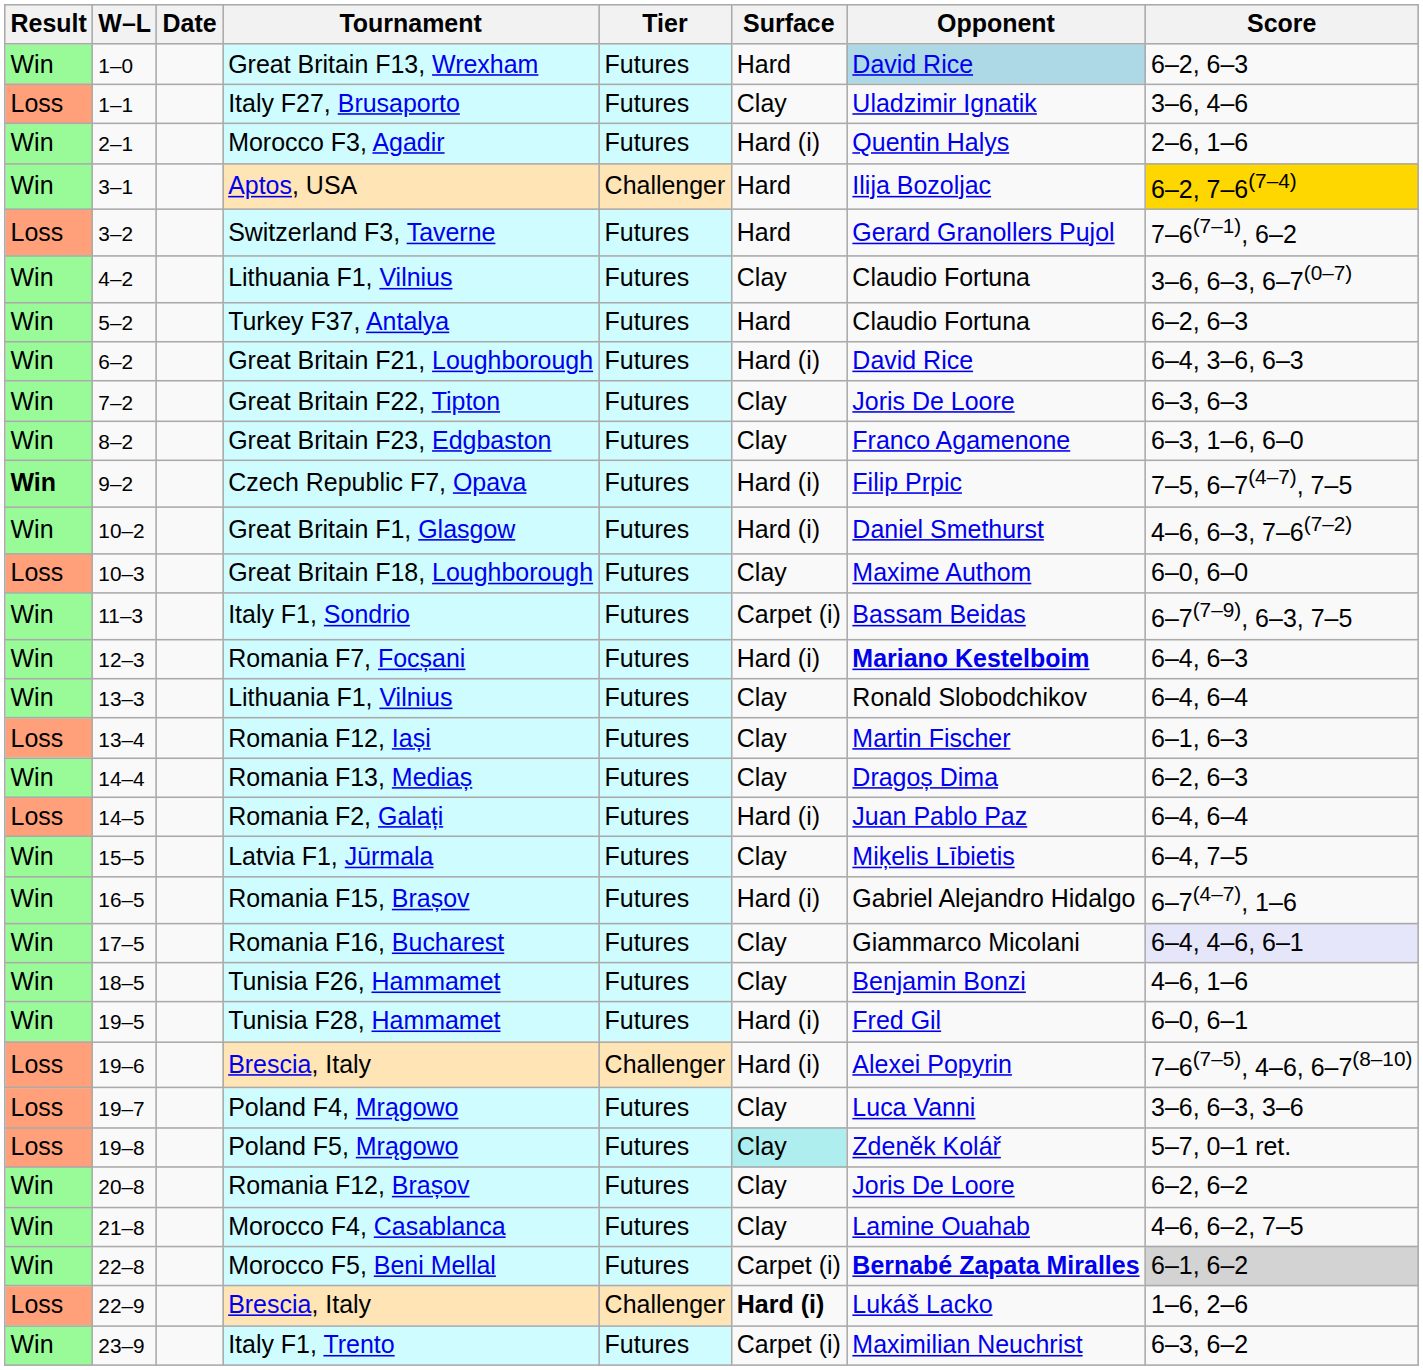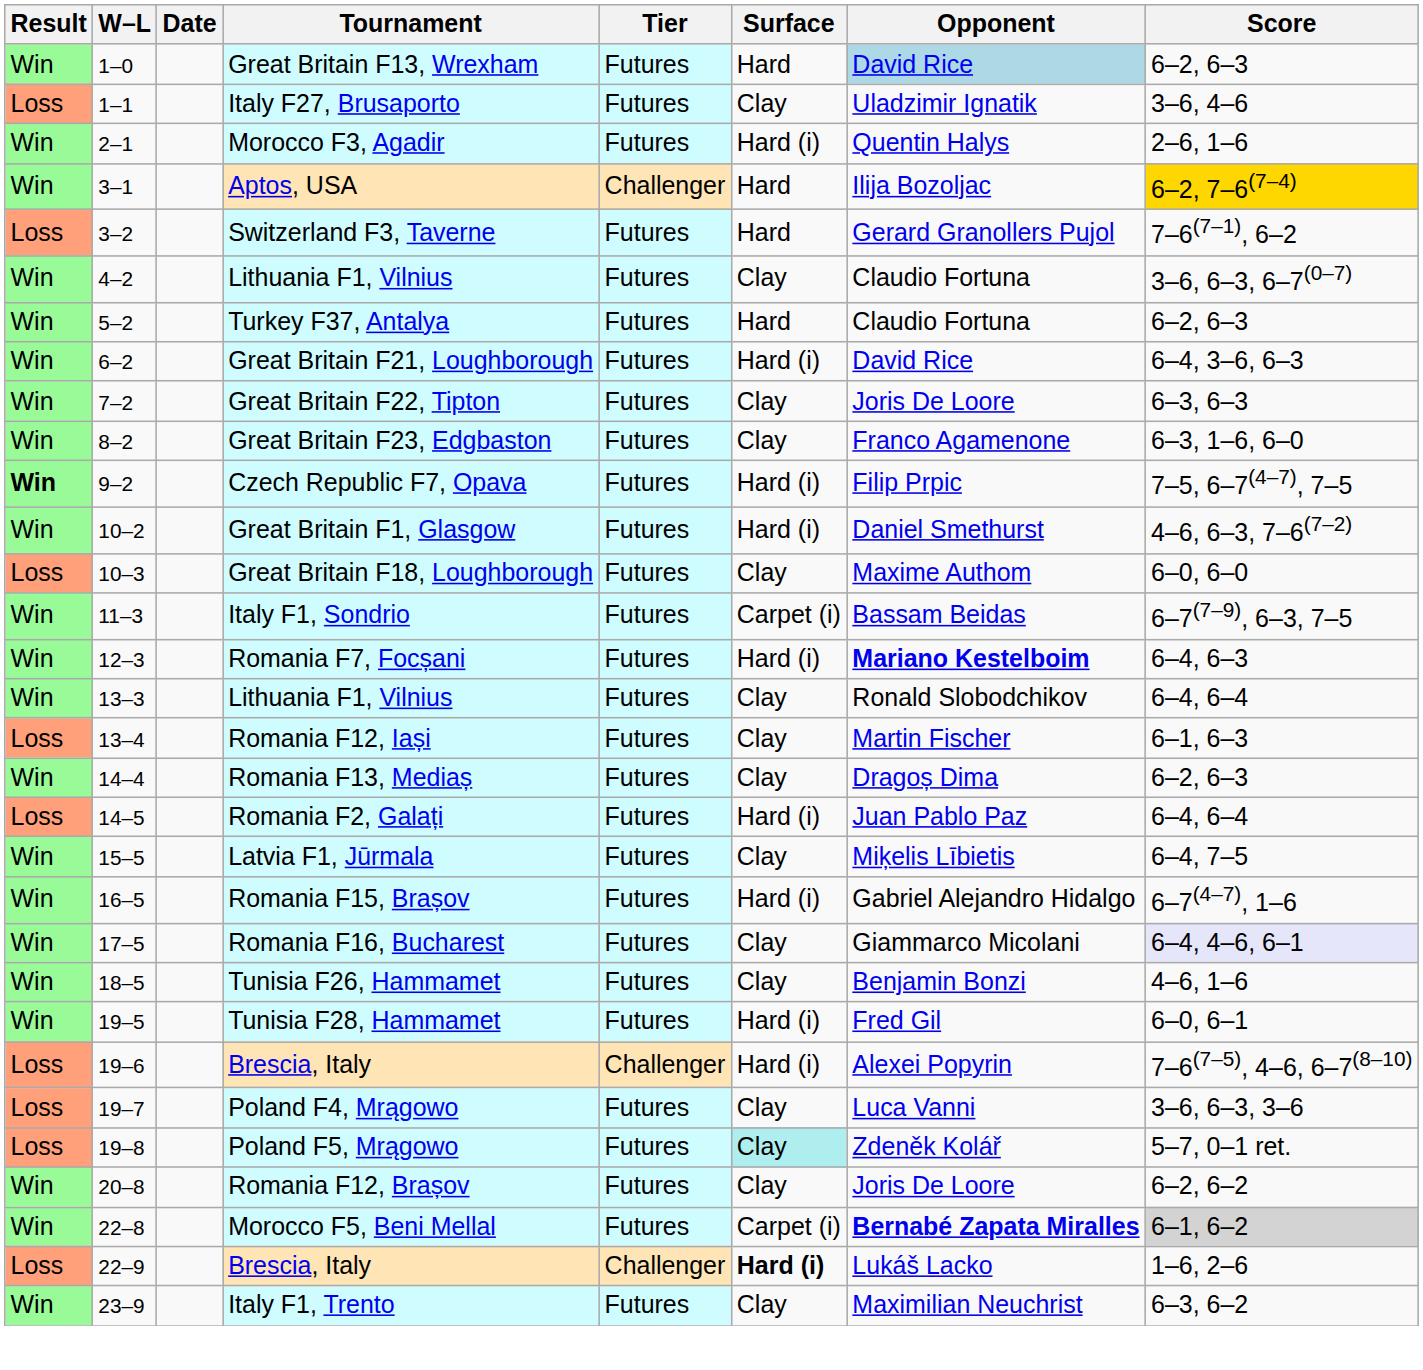- row: (121, 1227)
(789, 1345) Carpet (i) -> (762, 1305) Clay
